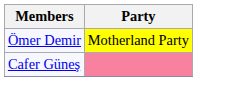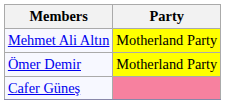+ row: (59, 40)
